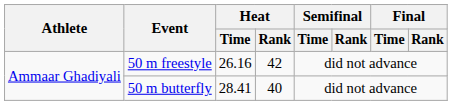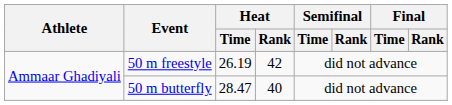(235, 64) 26.16 -> (235, 64) 26.19
(235, 88) 28.41 -> (235, 88) 28.47
